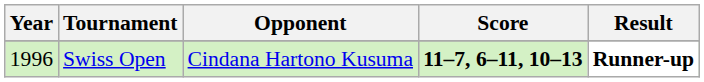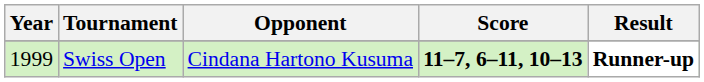(31, 58) 1996 -> (31, 58) 1999
